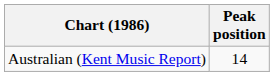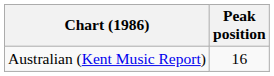(239, 58) 14 -> (239, 58) 16
